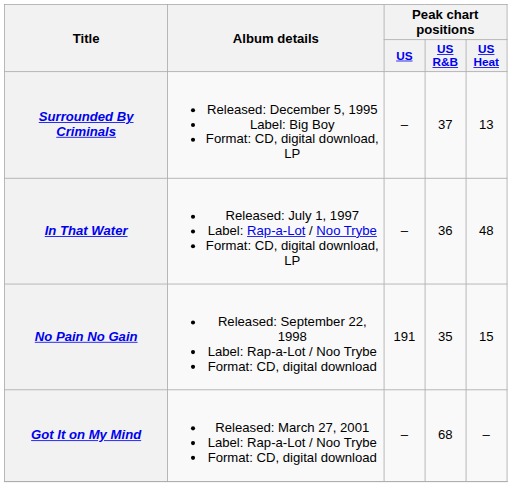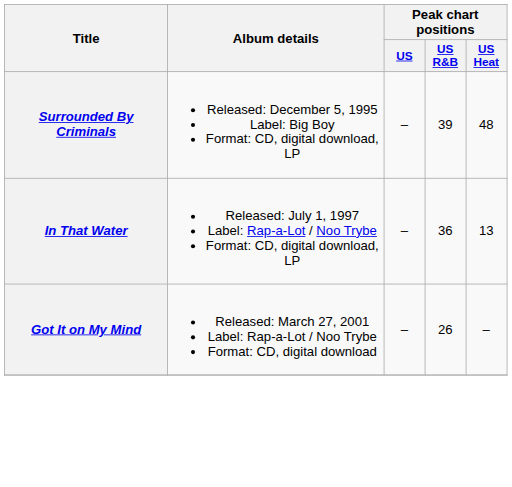(445, 124) 37 -> (445, 124) 39
(486, 124) 13 -> (486, 124) 48
(486, 230) 48 -> (486, 230) 13
- row: (86, 337)
(445, 435) 68 -> (445, 329) 26
